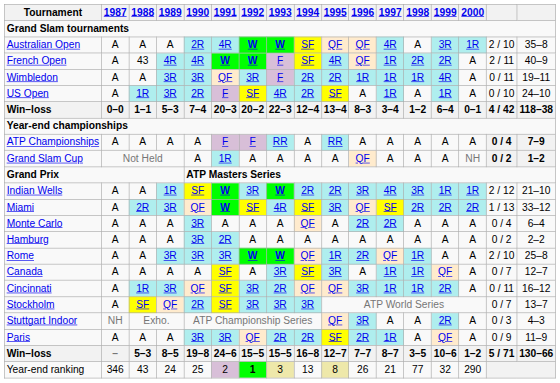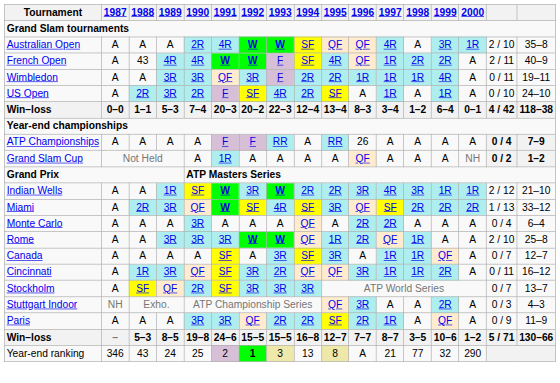(143, 93) 1R -> (143, 93) 2R
(363, 142) A -> (363, 142) 26
- row: (28, 239)
(363, 369) 26 -> (363, 353) A
